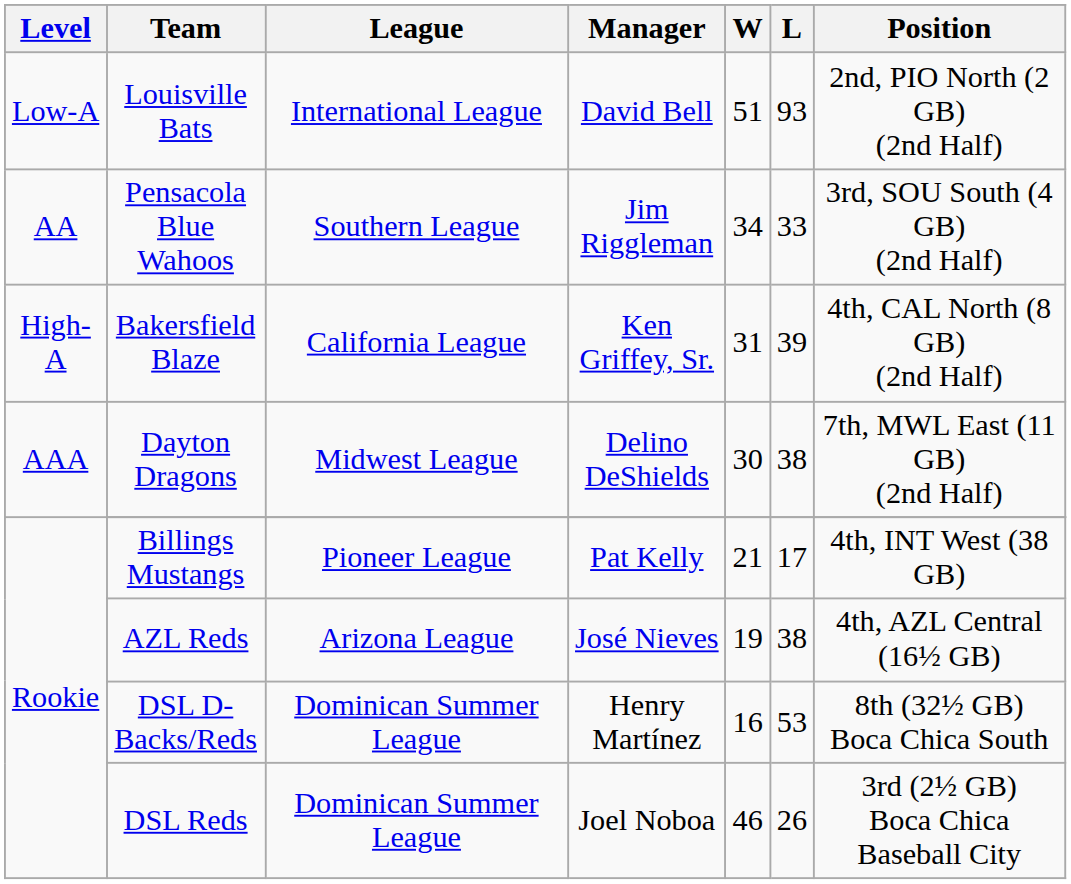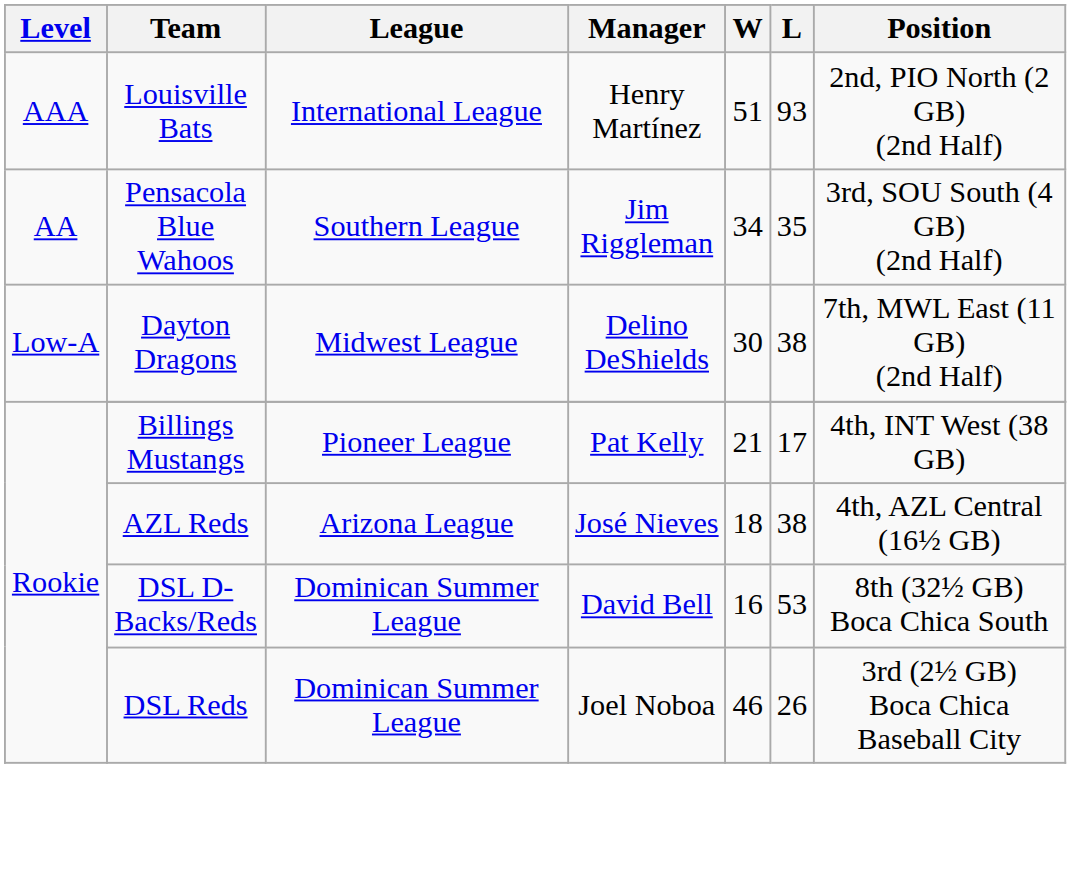(56, 110) Low-A -> (56, 110) AAA
(647, 110) David Bell -> (647, 110) Henry Martínez
(792, 226) 33 -> (792, 226) 35
- row: (186, 342)
(56, 458) AAA -> (56, 342) Low-A
(748, 639) 19 -> (748, 523) 18
(647, 721) Henry Martínez -> (647, 605) David Bell
